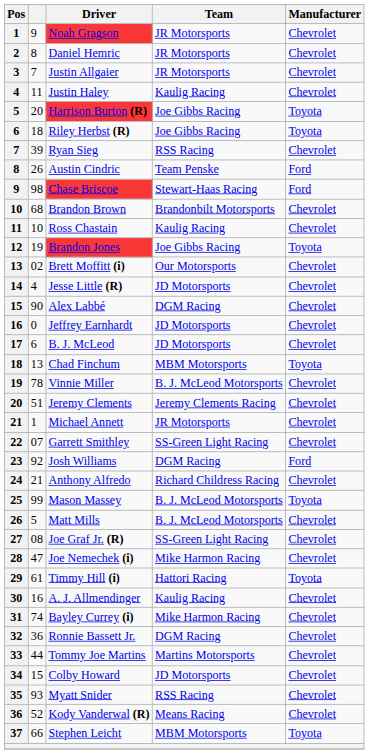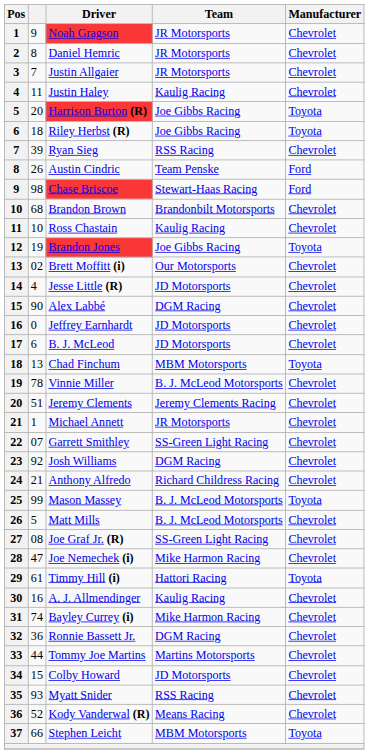(300, 461) Ford -> (312, 461) Chevrolet
